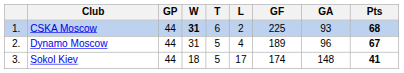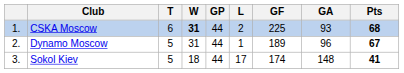columns swapped: (170, 12) <-> (217, 12)
(241, 44) 4 -> (241, 44) 1
